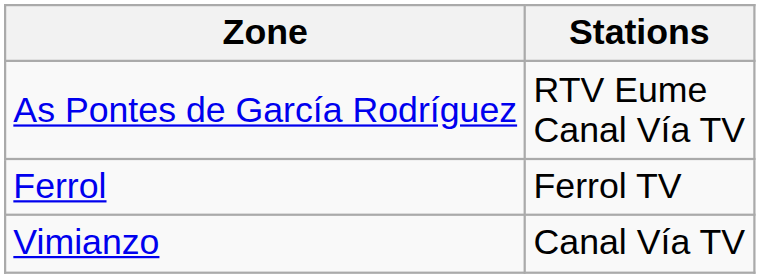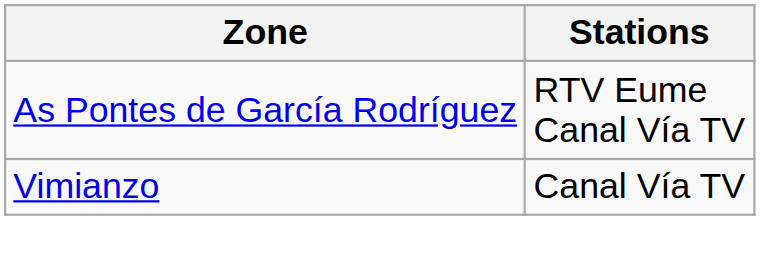- row: (60, 186)
